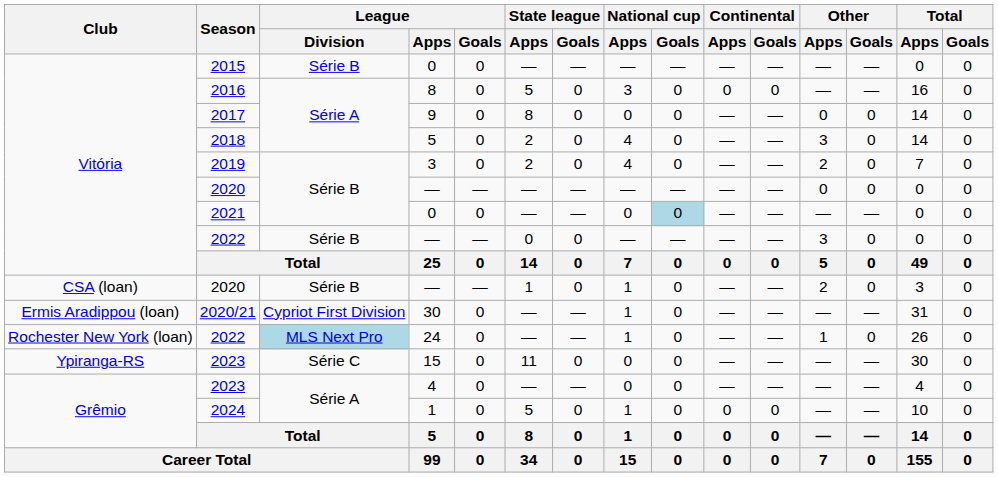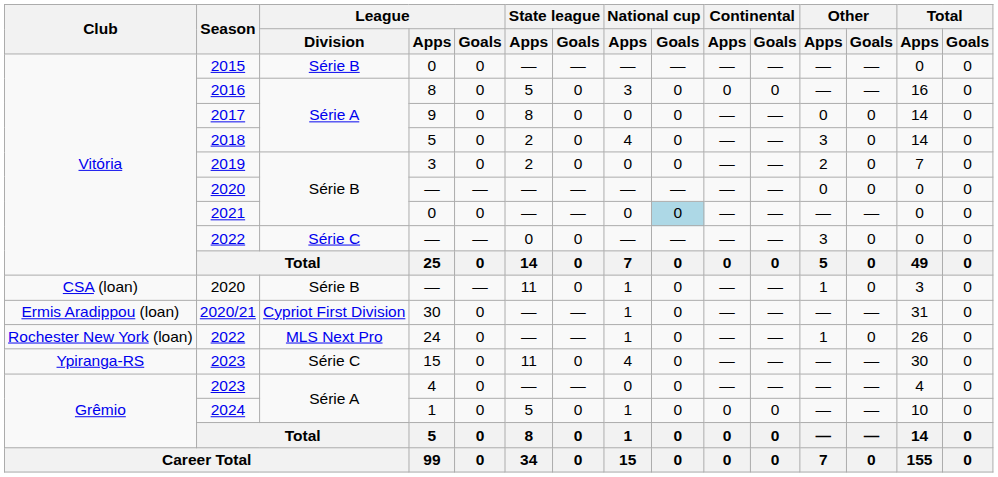(628, 164) 4 -> (628, 164) 0
(334, 238) Série B -> (334, 238) Série C
(529, 287) 1 -> (529, 287) 11
(823, 287) 2 -> (823, 287) 1
(334, 336) lightblue background -> (334, 336) no background
(628, 361) 0 -> (628, 361) 4
